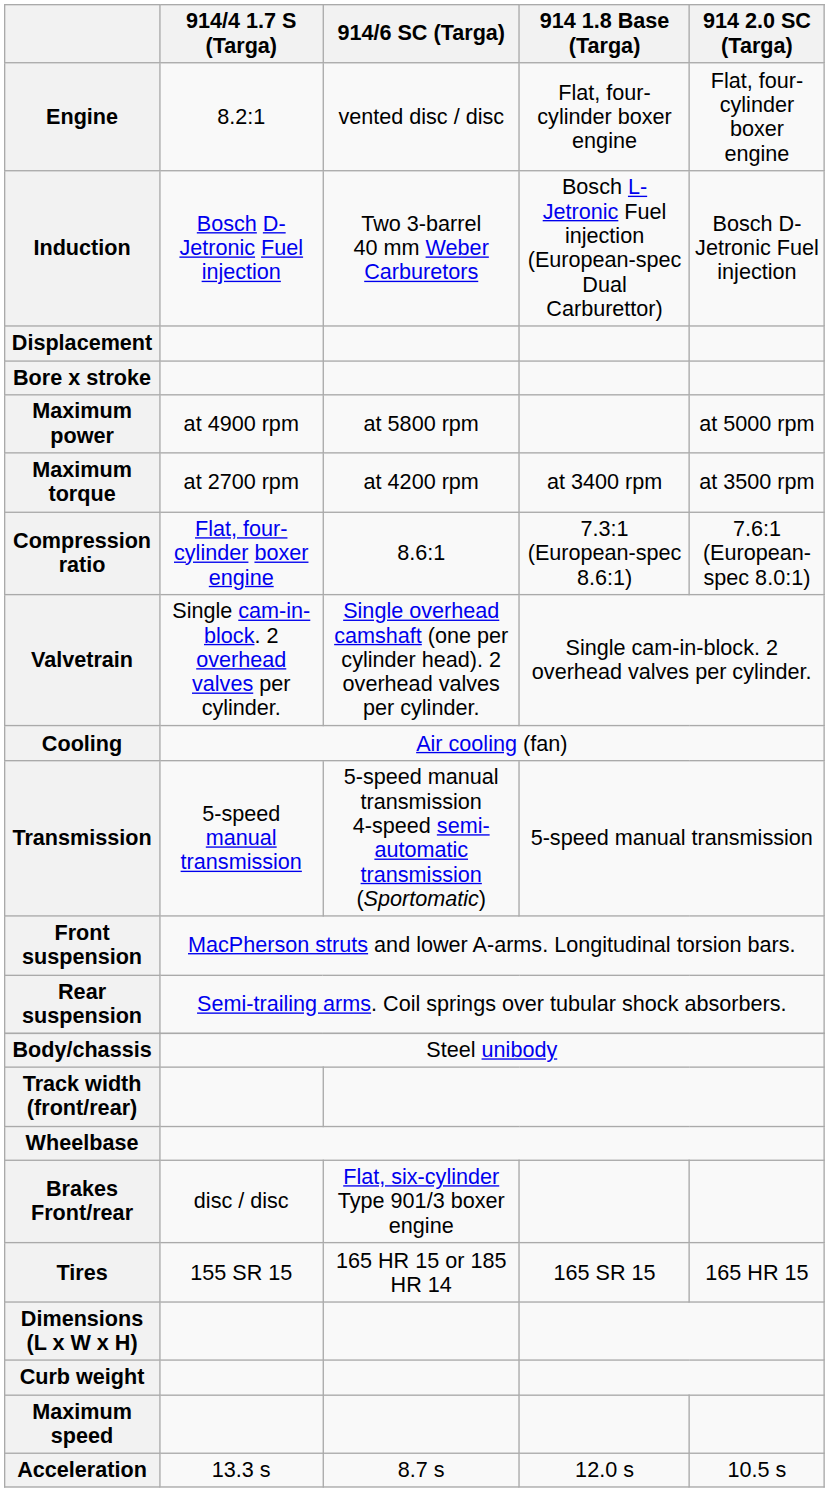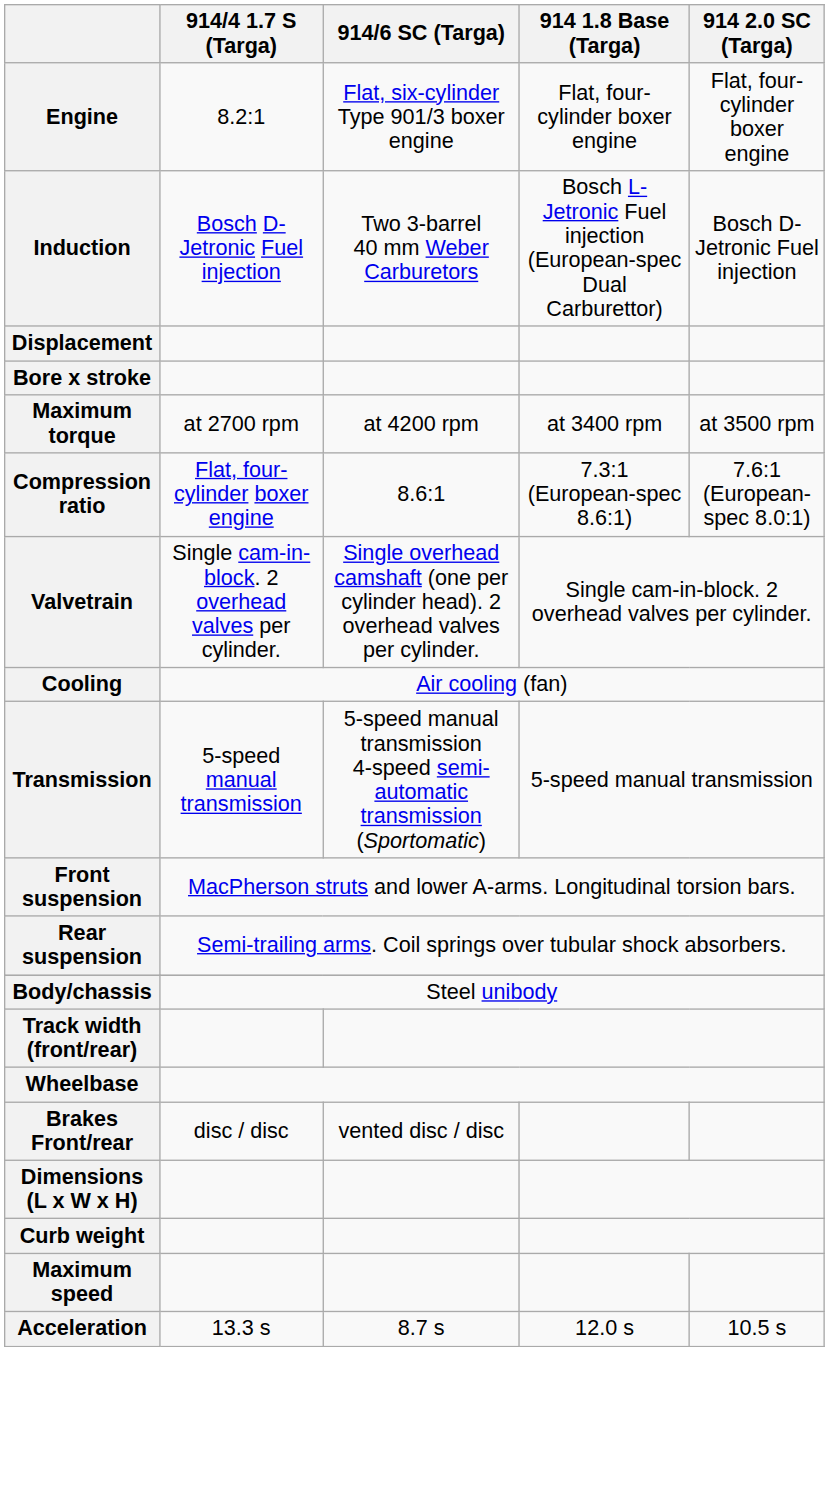(421, 116) vented disc / disc -> (421, 116) Flat, six-cylinder Type 901/3 boxer engine
- row: (82, 423)
(421, 1201) Flat, six-cylinder Type 901/3 boxer engine -> (421, 1130) vented disc / disc
- row: (82, 1272)
